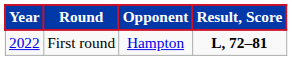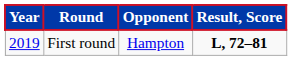(24, 42) 2022 -> (24, 42) 2019
